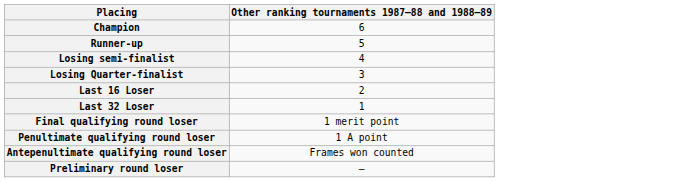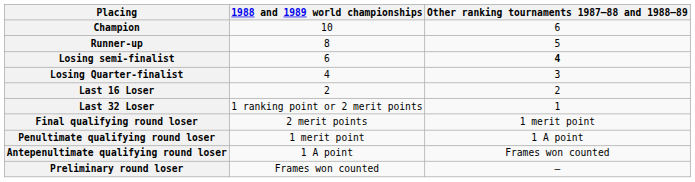+ column: (327, 12)
(362, 59) normal -> (557, 59) bold
